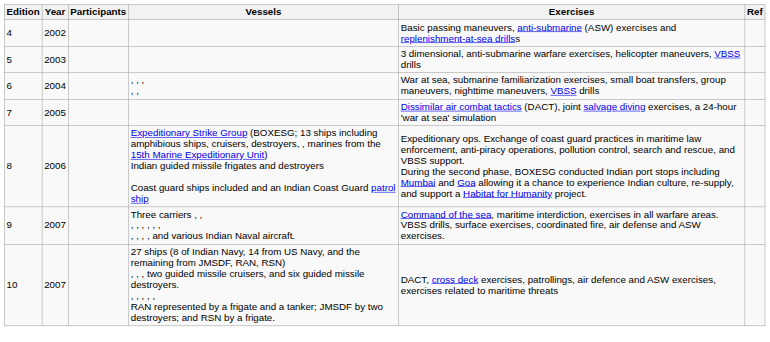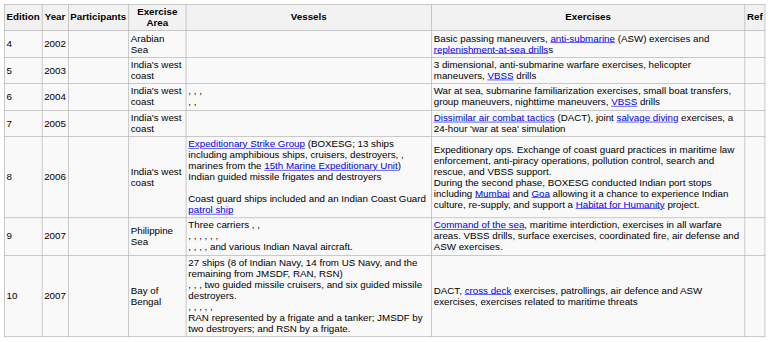+ column: (157, 17)
